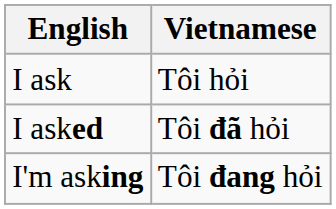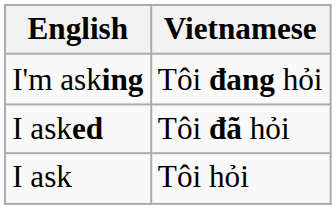rows swapped: (42, 78) <-> (78, 177)
